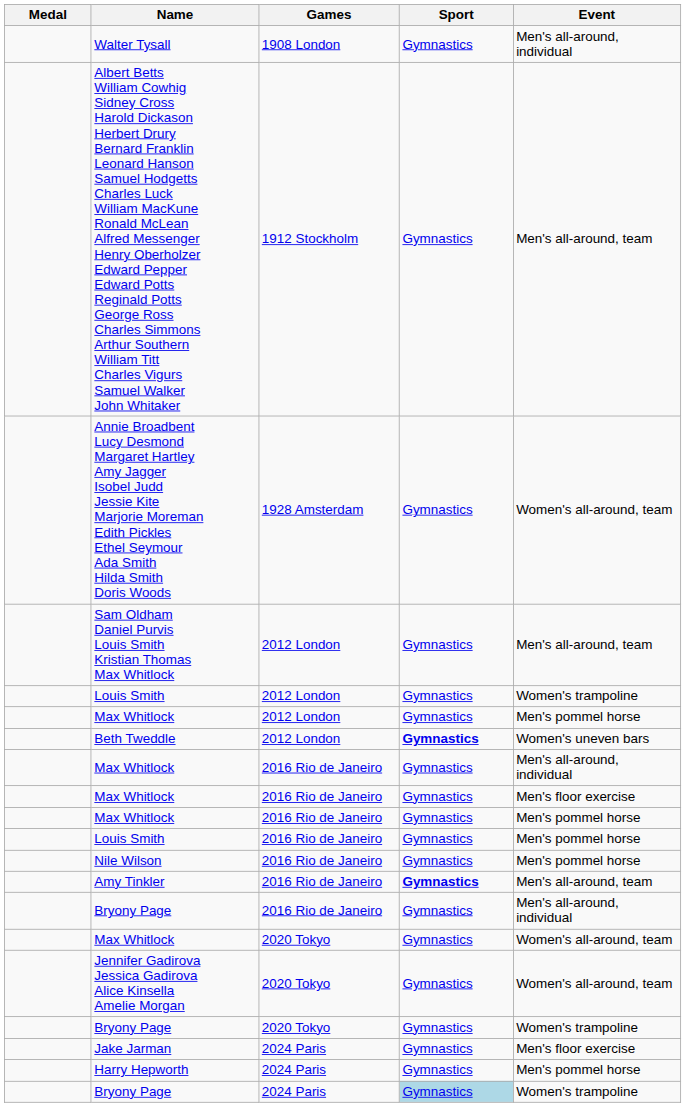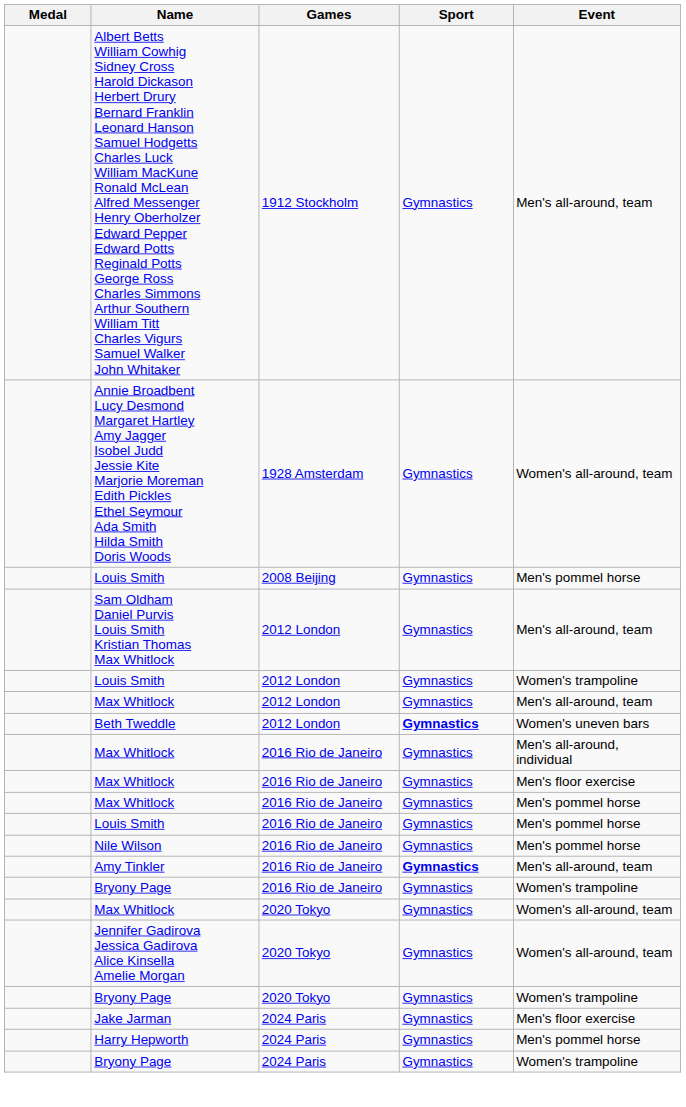- row: (132, 44)
+ row: (129, 578)
(578, 717) Men's pommel horse -> (584, 702) Men's all-around, team
(567, 910) Men's all-around, individual -> (577, 888) Women's trampoline
(438, 1091) lightblue background -> (438, 1061) no background
